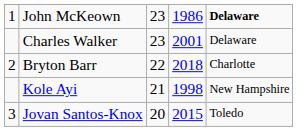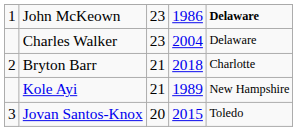(188, 41) 2001 -> (188, 41) 2004
(157, 65) 22 -> (157, 65) 21
(188, 89) 1998 -> (188, 89) 1989
